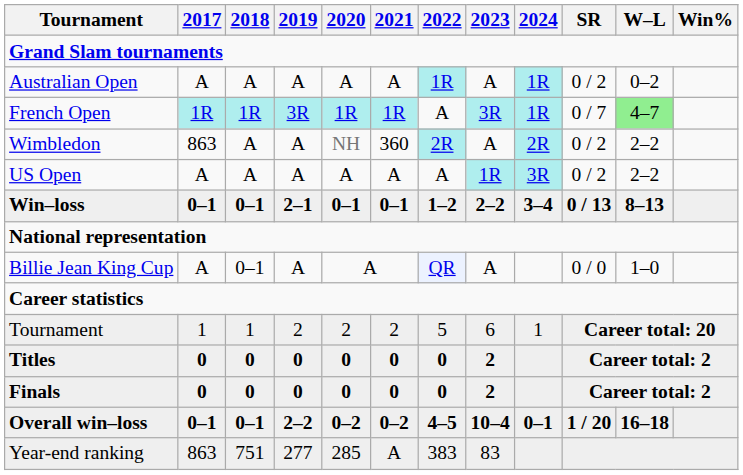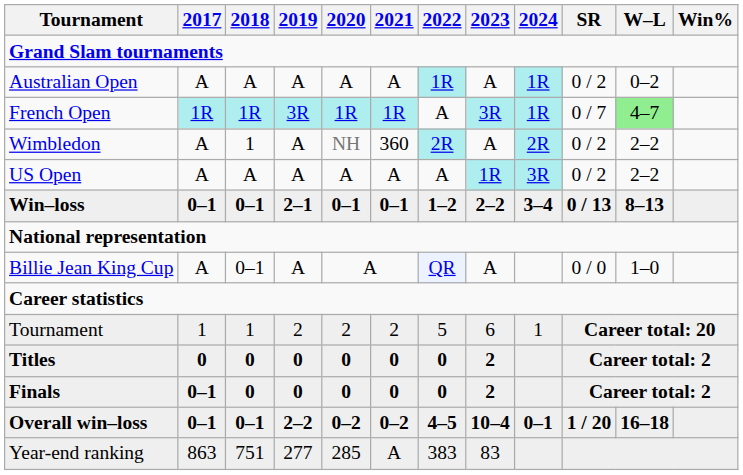(202, 143) 863 -> (202, 143) A
(250, 143) A -> (250, 143) 1
(202, 391) 0 -> (202, 391) 0–1
